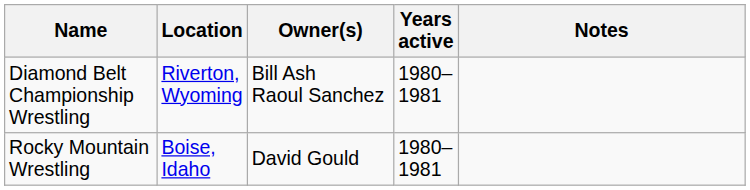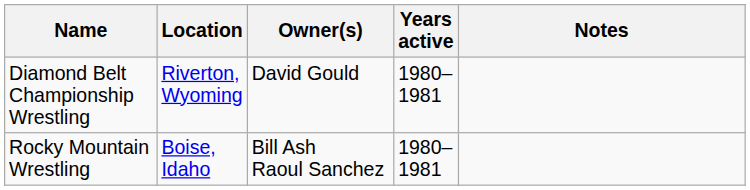(318, 83) Bill Ash Raoul Sanchez -> (305, 72) David Gould
(305, 158) David Gould -> (318, 158) Bill Ash Raoul Sanchez
